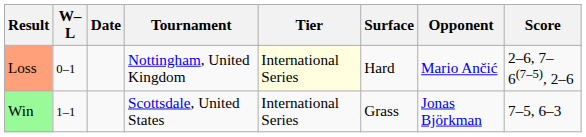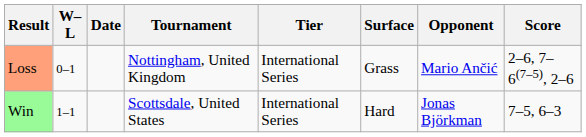(300, 68) lightyellow background -> (300, 68) no background
(379, 68) Hard -> (382, 68) Grass
(382, 111) Grass -> (379, 111) Hard
